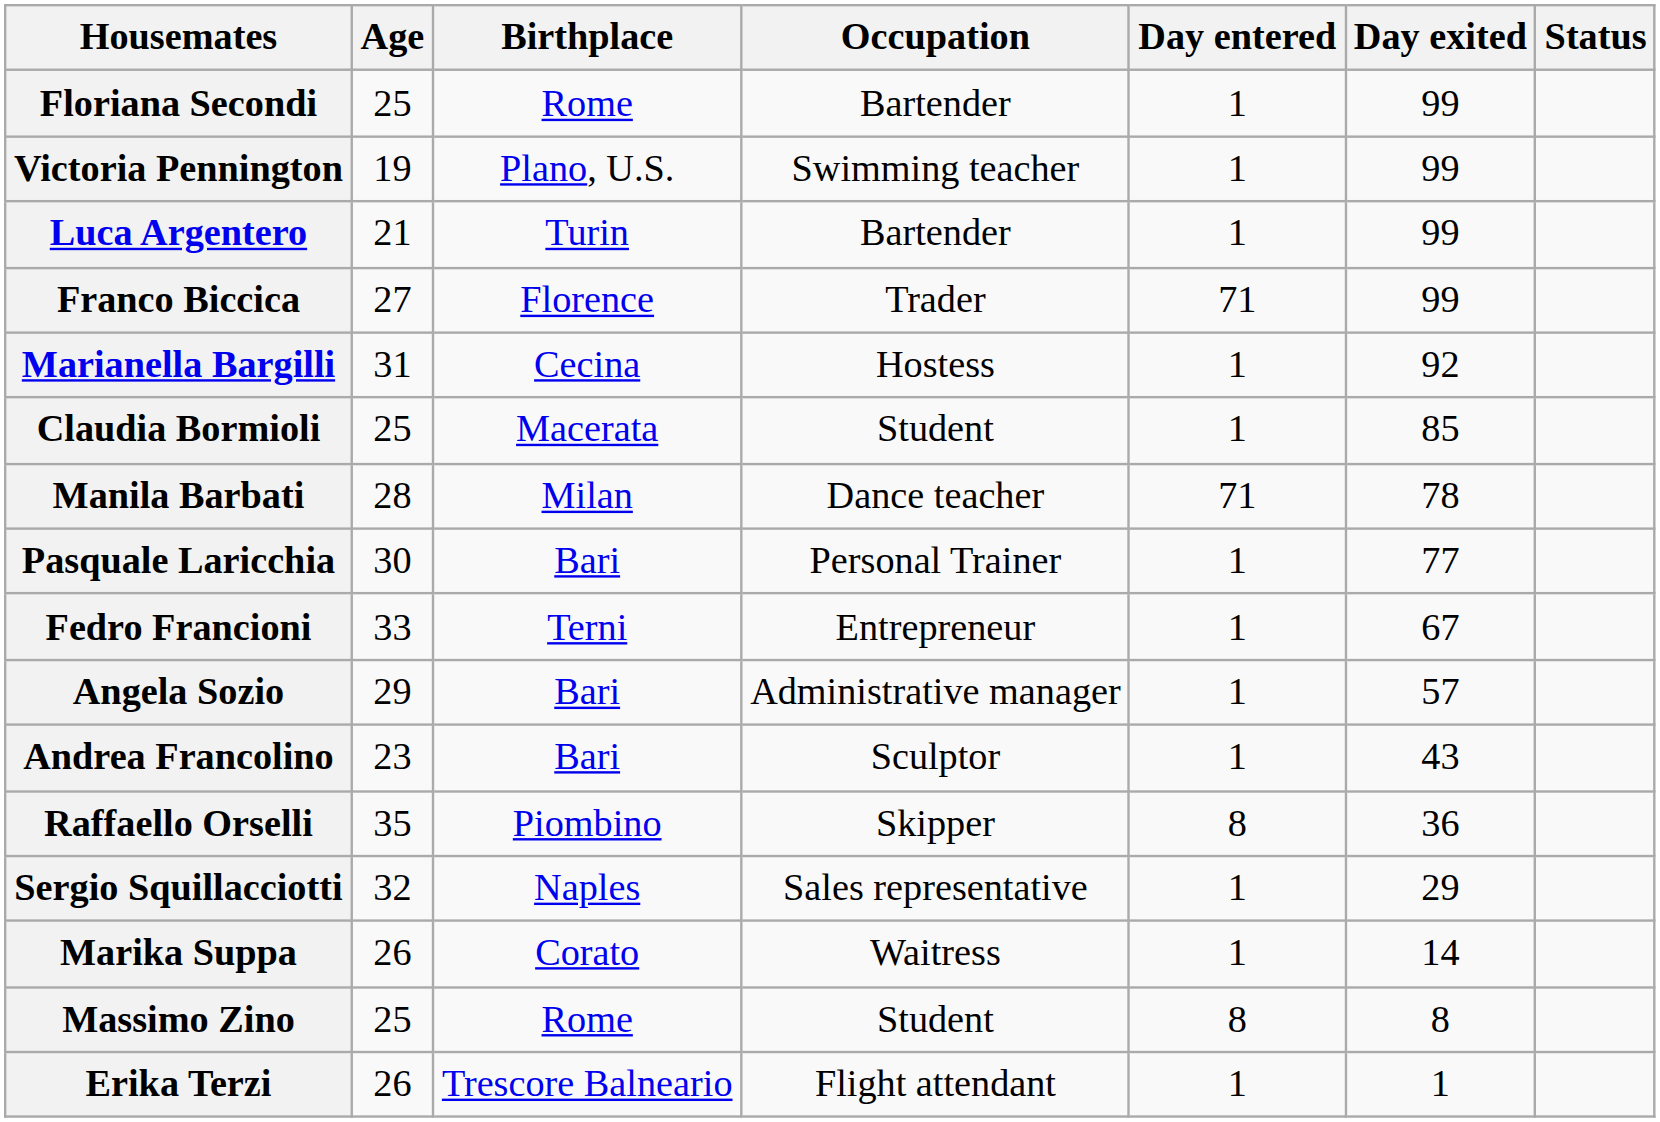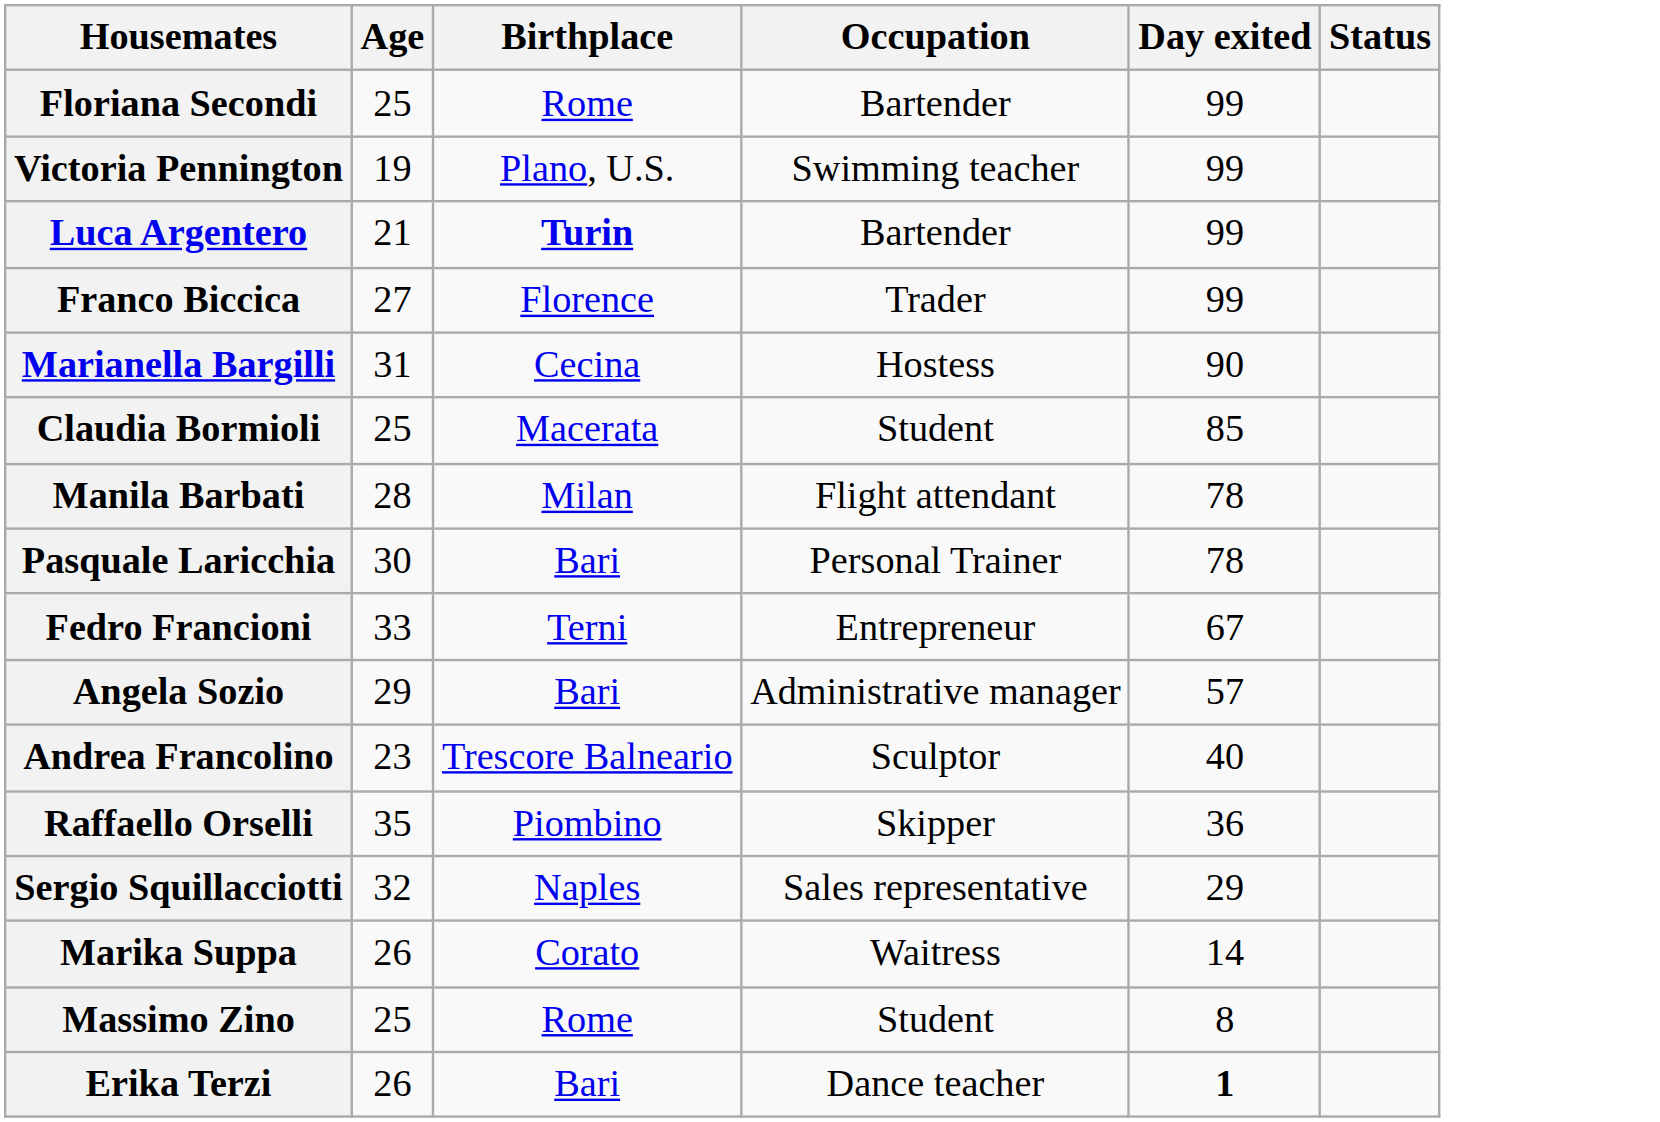- column: (1237, 37)
(587, 233) normal -> (587, 233) bold
(1440, 364) 92 -> (1225, 364) 90
(935, 495) Dance teacher -> (935, 495) Flight attendant
(1440, 560) 77 -> (1225, 560) 78
(587, 756) Bari -> (587, 756) Trescore Balneario
(1440, 756) 43 -> (1225, 756) 40
(587, 1084) Trescore Balneario -> (587, 1084) Bari
(935, 1084) Flight attendant -> (935, 1084) Dance teacher
(1440, 1084) normal -> (1225, 1084) bold
